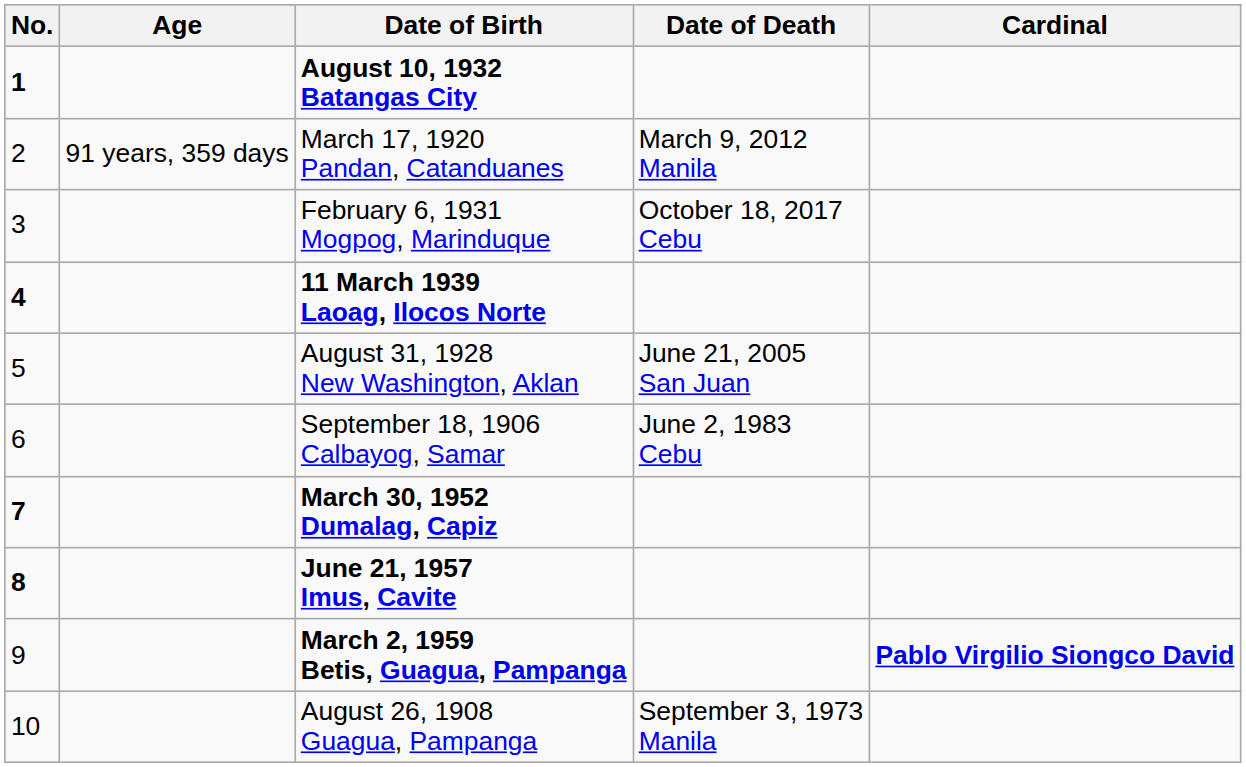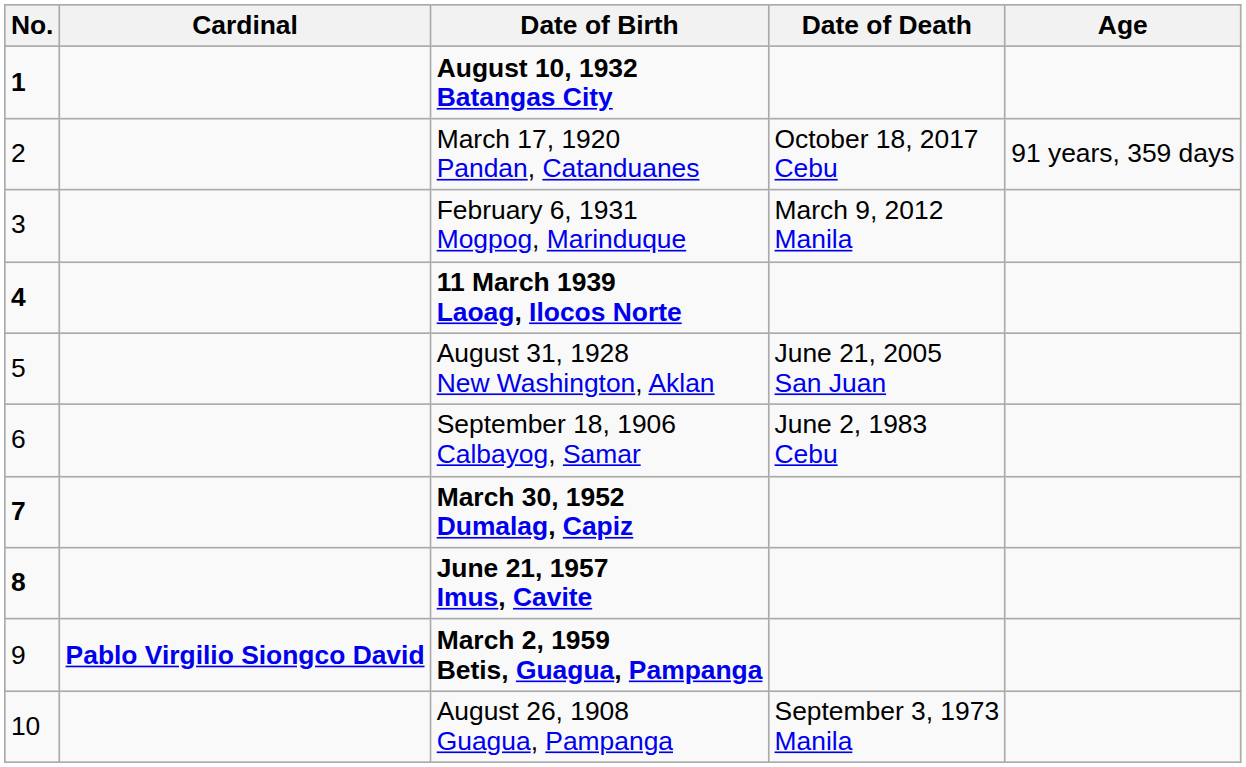columns swapped: (1055, 25) <-> (177, 25)
(723, 153) March 9, 2012 Manila -> (877, 153) October 18, 2017 Cebu
(741, 225) October 18, 2017 Cebu -> (859, 225) March 9, 2012 Manila
